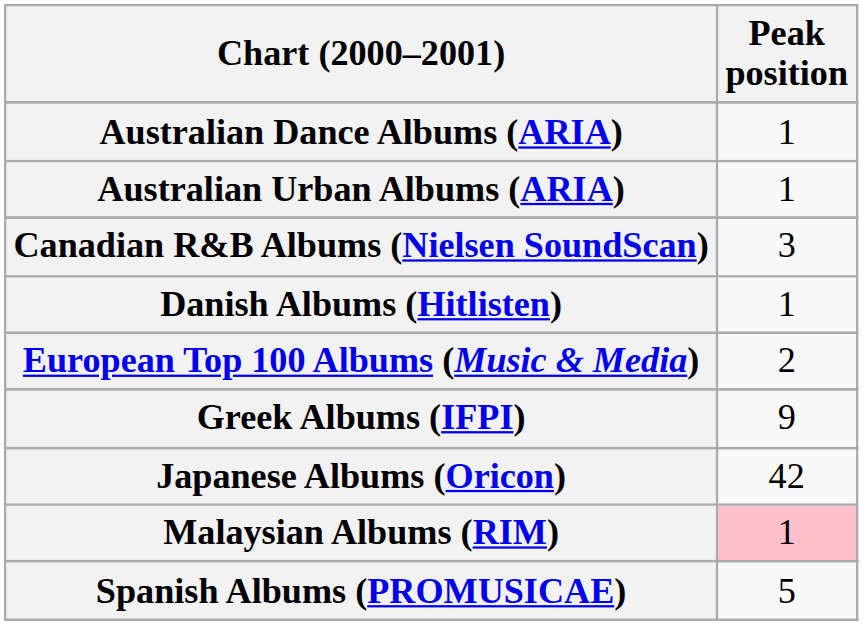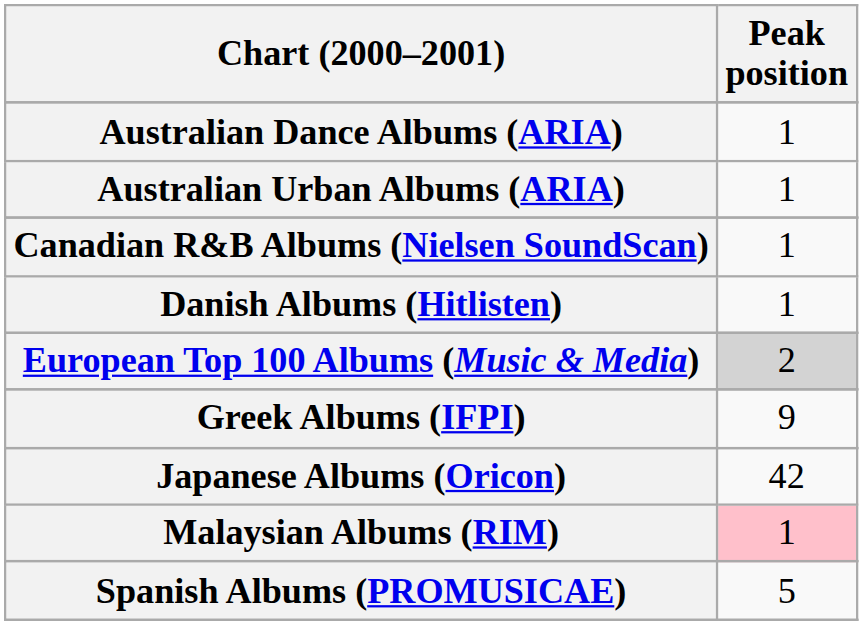(787, 245) 3 -> (787, 245) 1
(787, 360) no background -> (787, 360) lightgrey background
